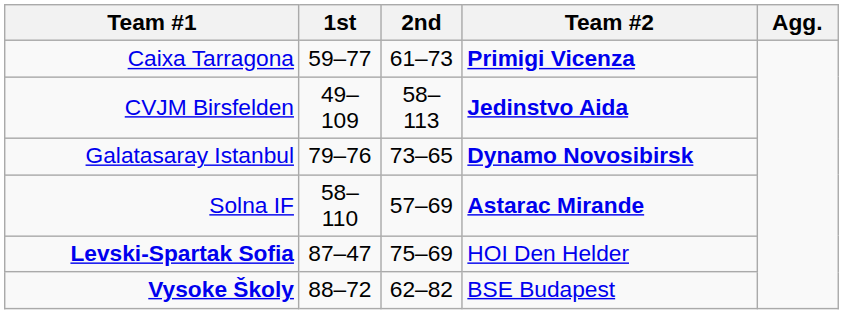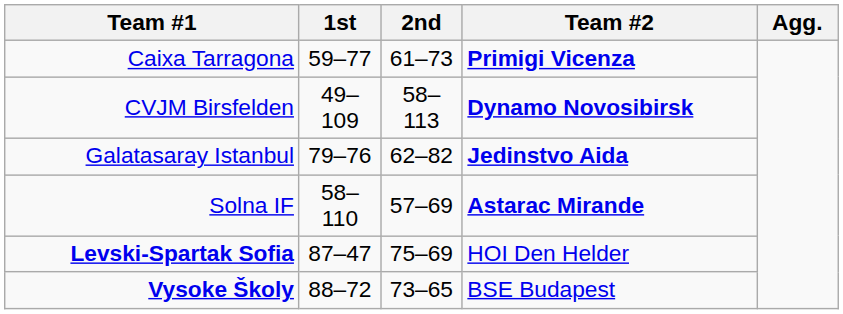(548, 107) Jedinstvo Aida -> (580, 107) Dynamo Novosibirsk
(421, 156) 73–65 -> (421, 156) 62–82
(580, 156) Dynamo Novosibirsk -> (548, 156) Jedinstvo Aida
(421, 289) 62–82 -> (421, 289) 73–65
